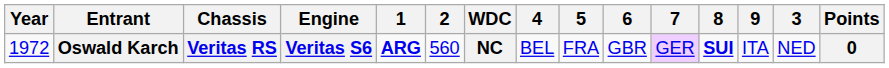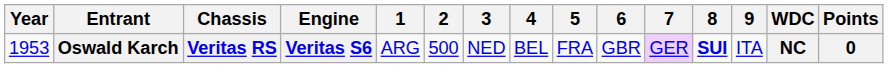columns swapped: (796, 19) <-> (490, 19)
(29, 48) 1972 -> (29, 48) 1953
(401, 48) bold -> (400, 48) normal
(445, 48) 560 -> (444, 48) 500
